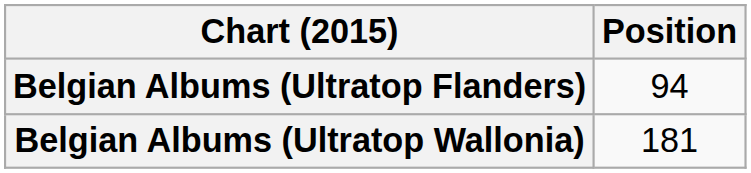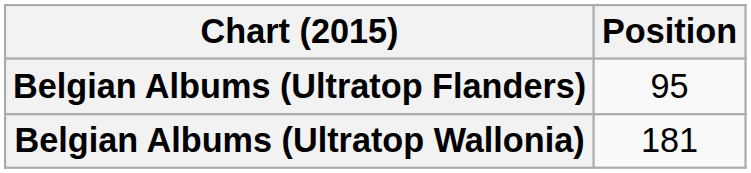(670, 85) 94 -> (670, 85) 95
